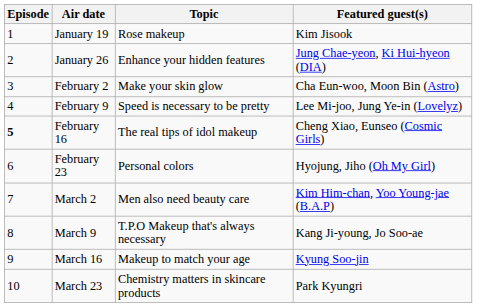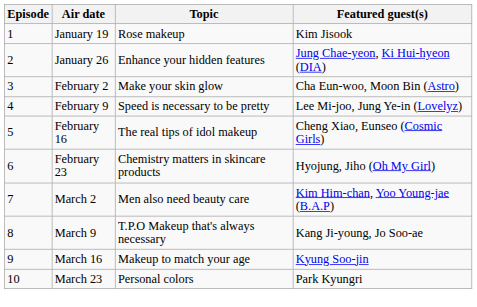(10, 132) bold -> (10, 132) normal
(156, 166) Personal colors -> (192, 166) Chemistry matters in skincare products
(192, 285) Chemistry matters in skincare products -> (156, 278) Personal colors
